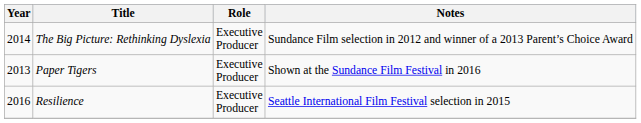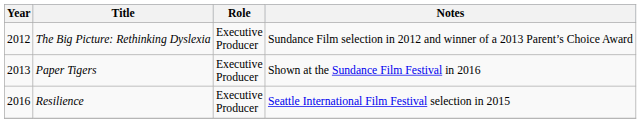(19, 38) 2014 -> (19, 38) 2012
